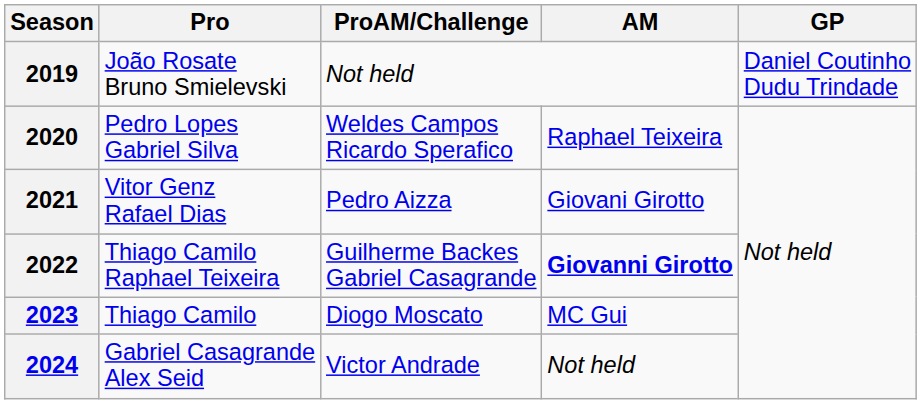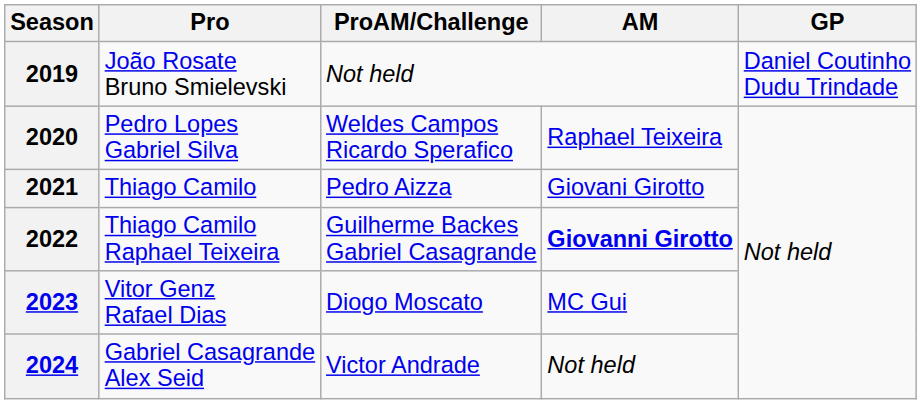(165, 201) Vitor Genz Rafael Dias -> (180, 187) Thiago Camilo
(180, 315) Thiago Camilo -> (165, 302) Vitor Genz Rafael Dias
